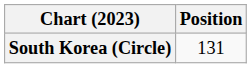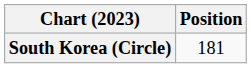(211, 47) 131 -> (211, 47) 181
